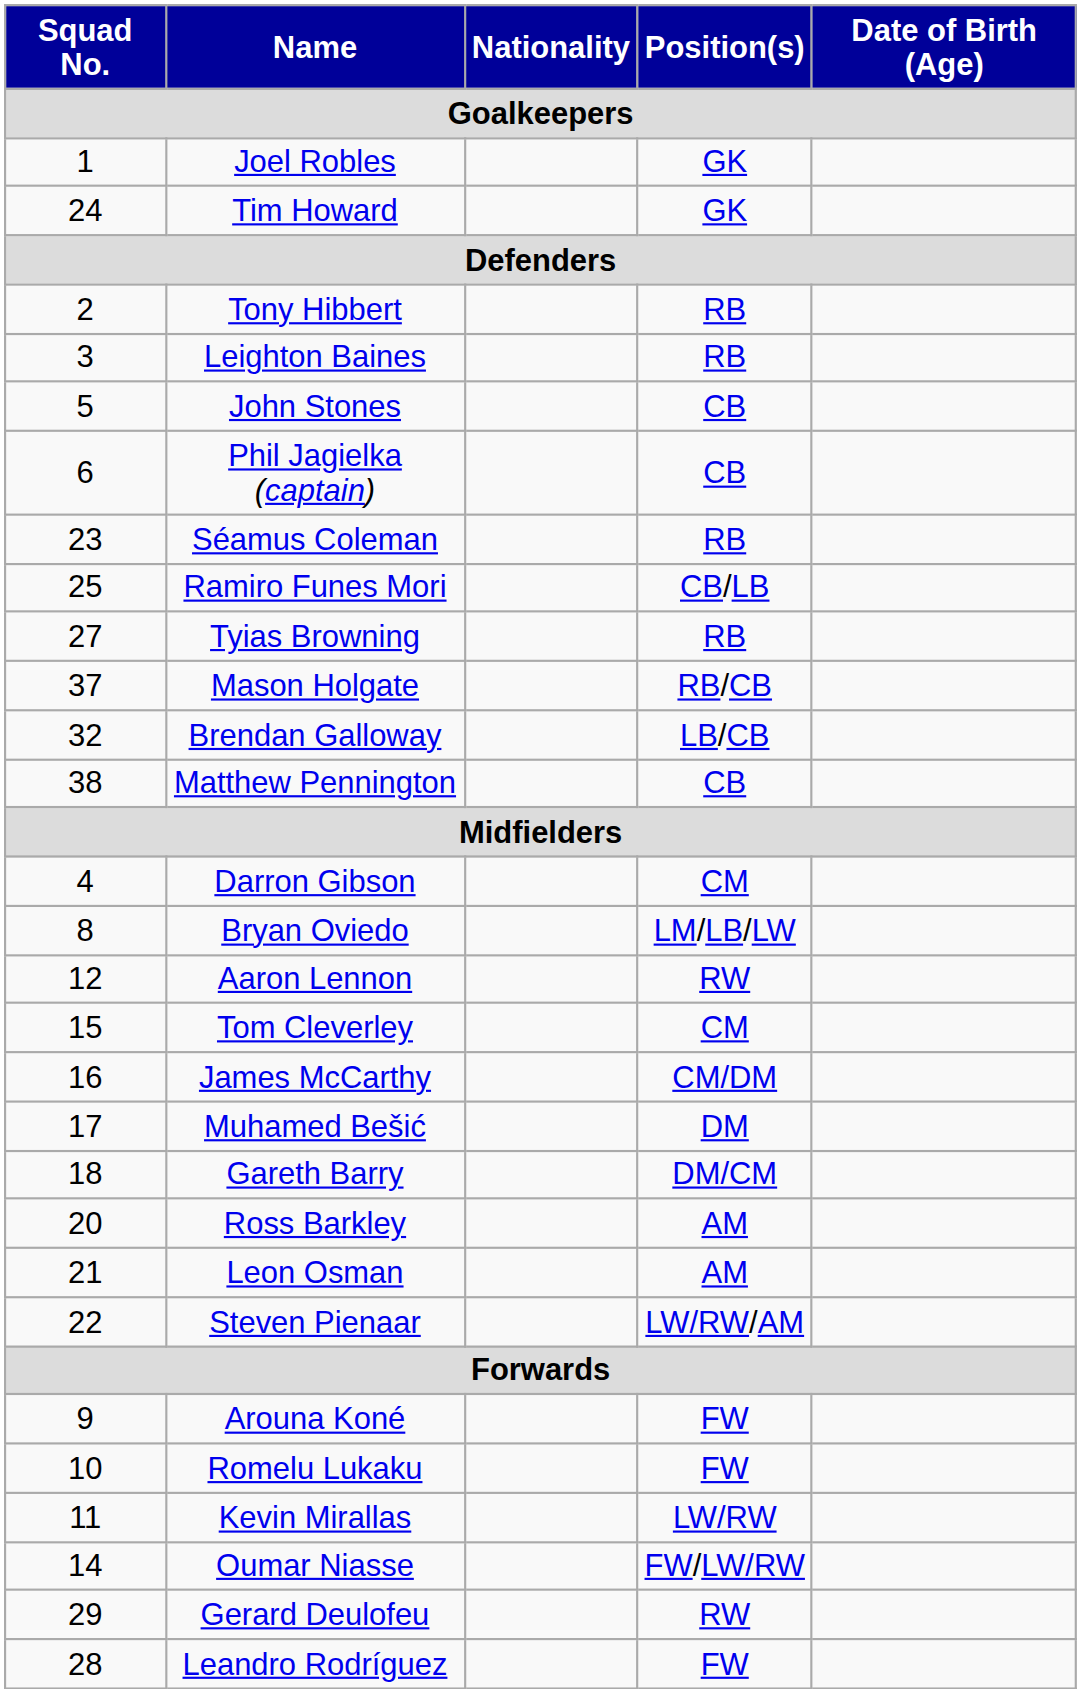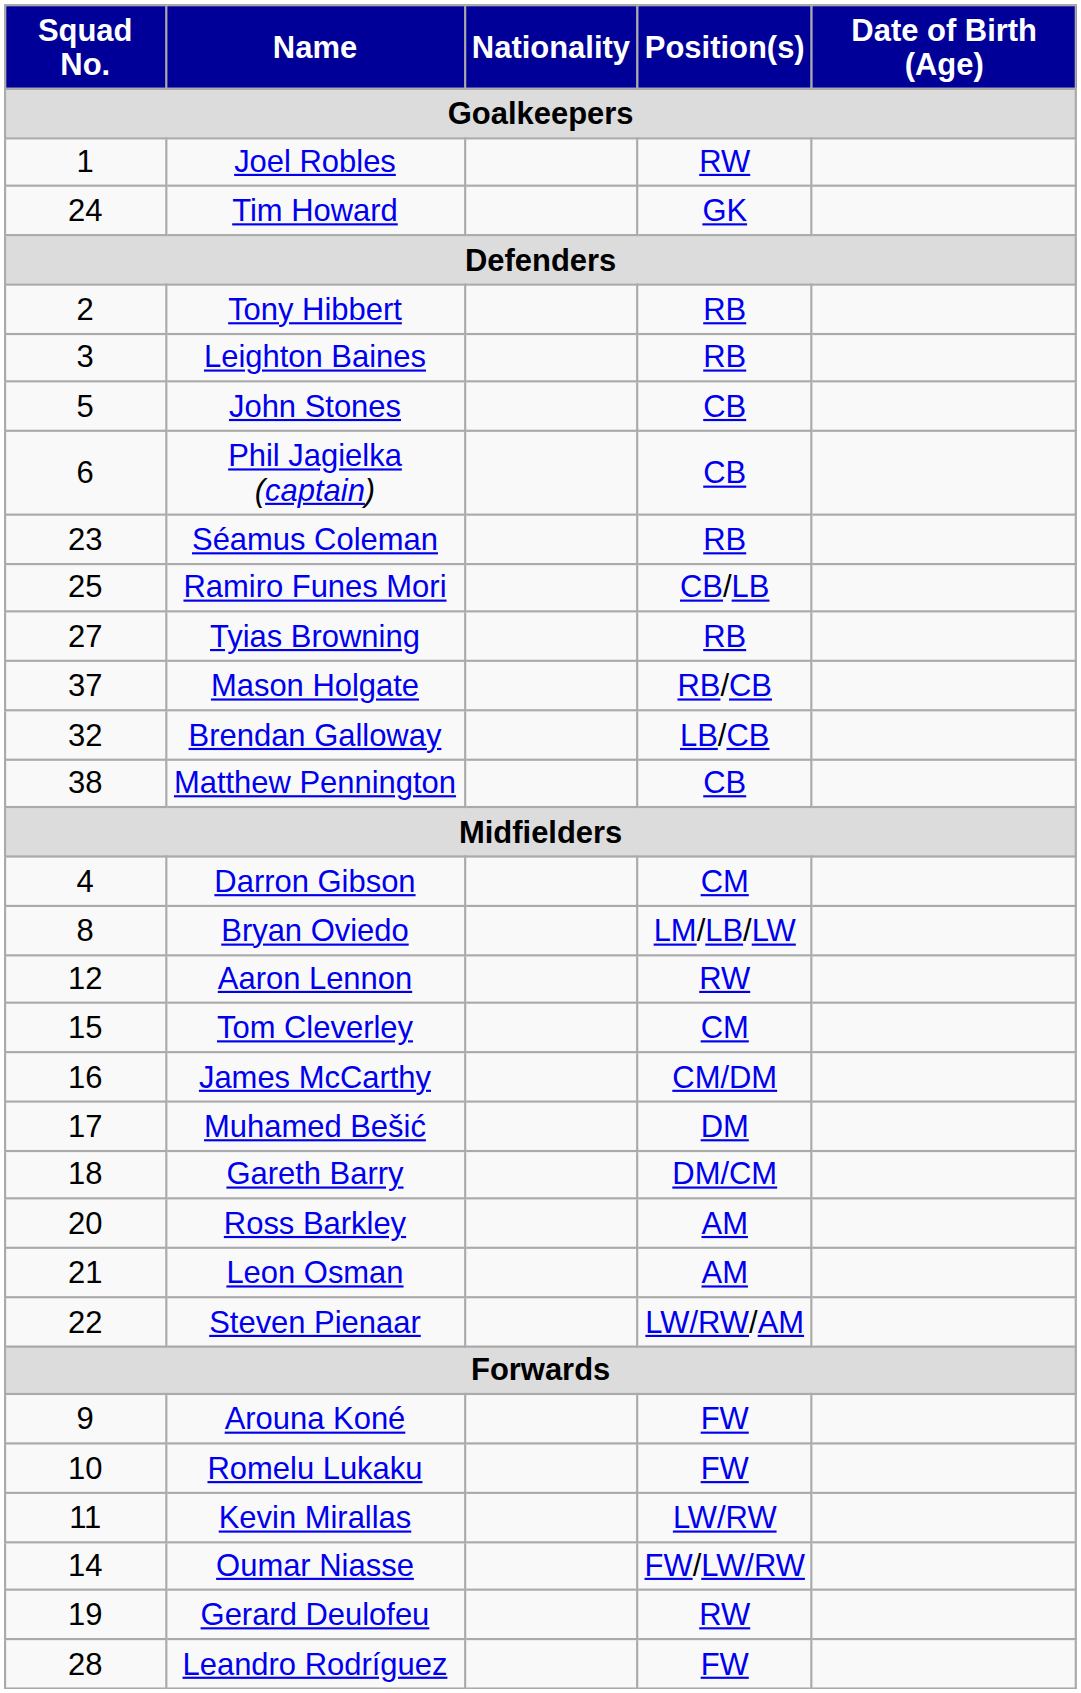(725, 162) GK -> (725, 162) RW
(85, 1615) 29 -> (85, 1615) 19
